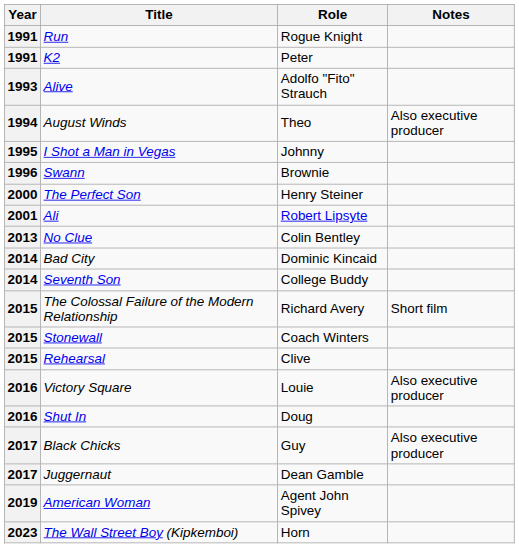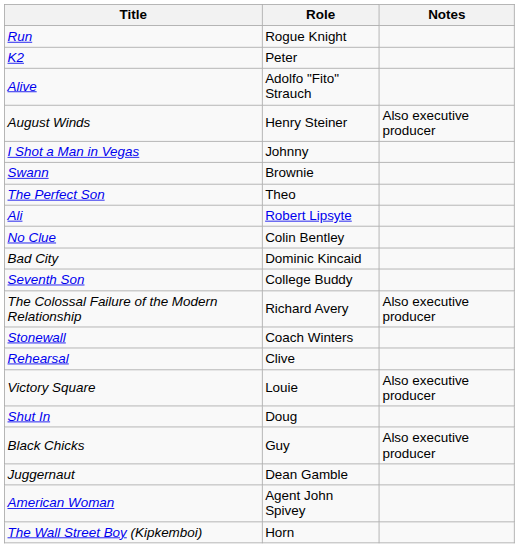- column: (22, 15)
(296, 123) Theo -> (306, 123) Henry Steiner
(322, 194) Henry Steiner -> (280, 194) Theo
(419, 308) Short film -> (426, 308) Also executive producer
